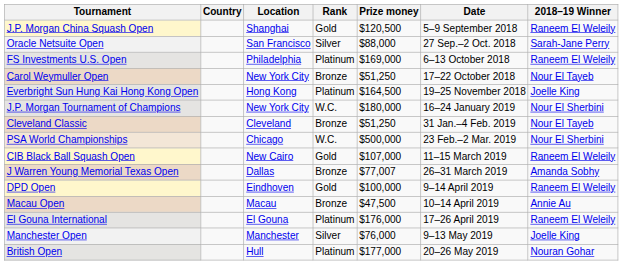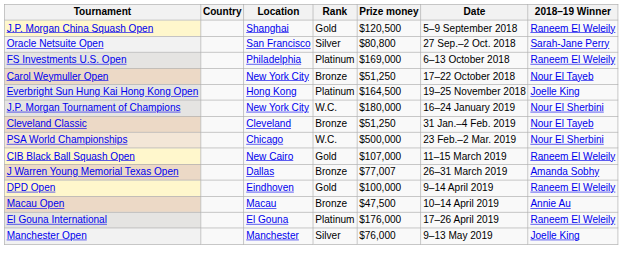(377, 44) $88,000 -> (377, 44) $80,800
- row: (34, 252)
